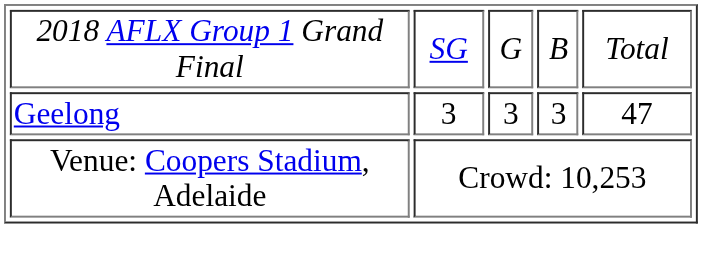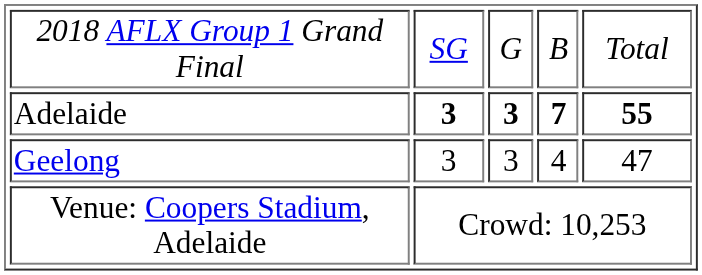+ row: (70, 113)
(558, 113) 3 -> (558, 160) 4
